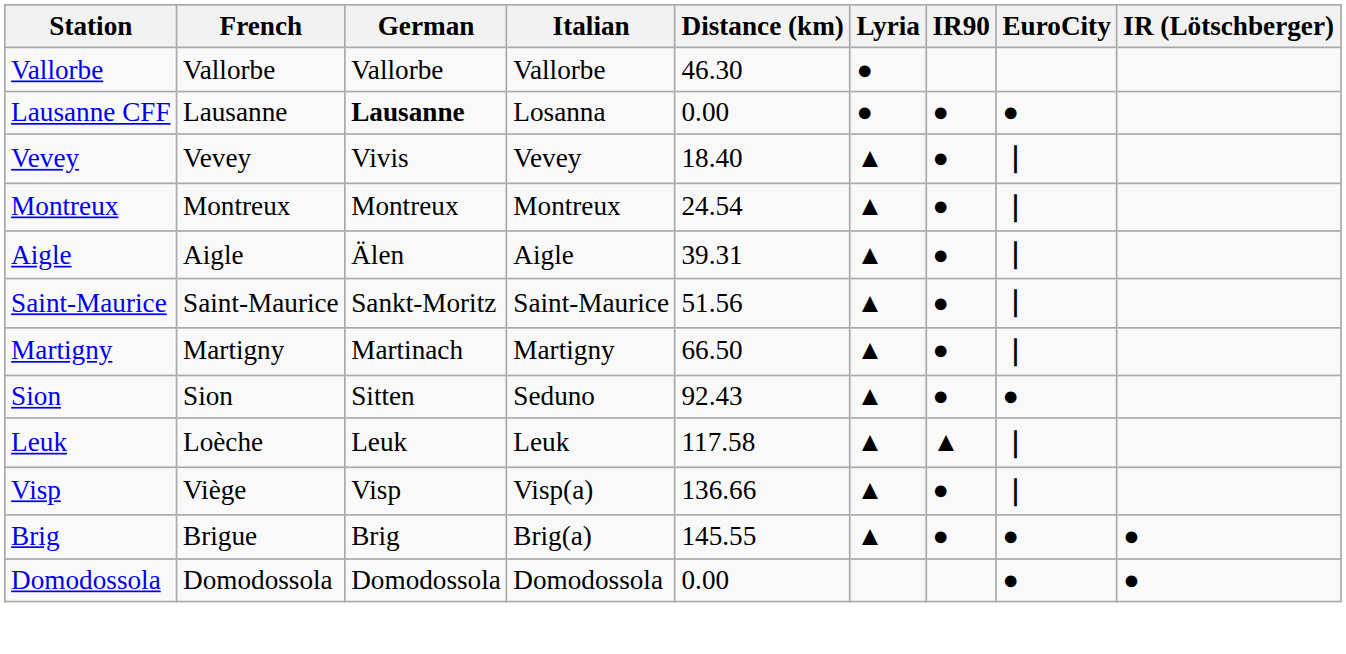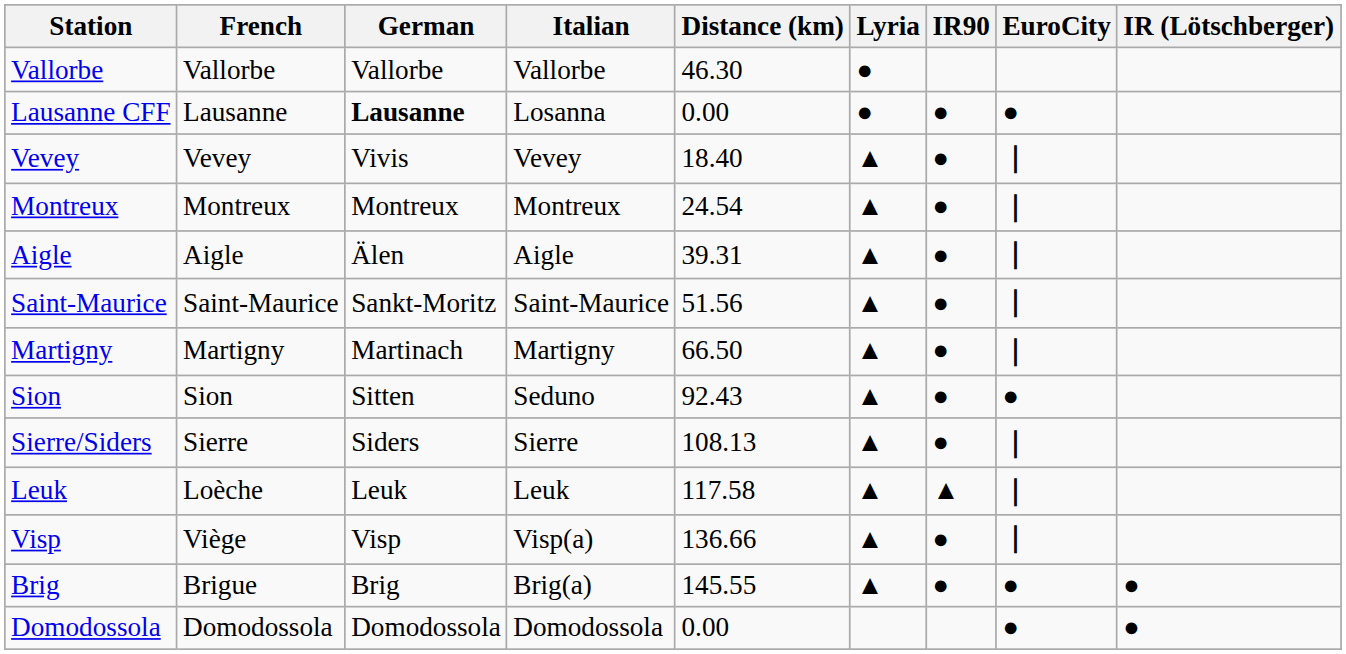+ row: (81, 442)
